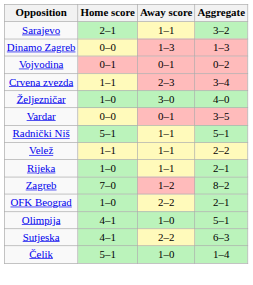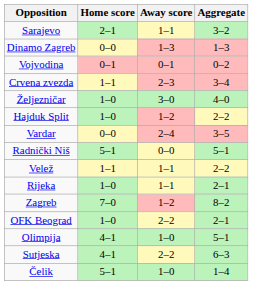+ row: (41, 116)
(166, 116) 0–1 -> (166, 133) 2–4
(166, 133) 1–1 -> (166, 151) 0–0
